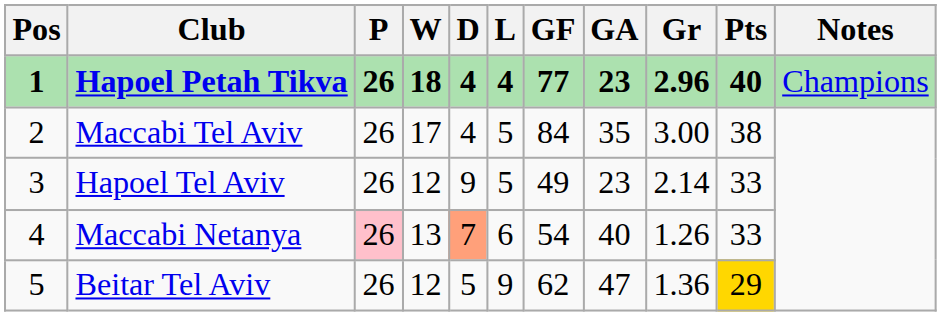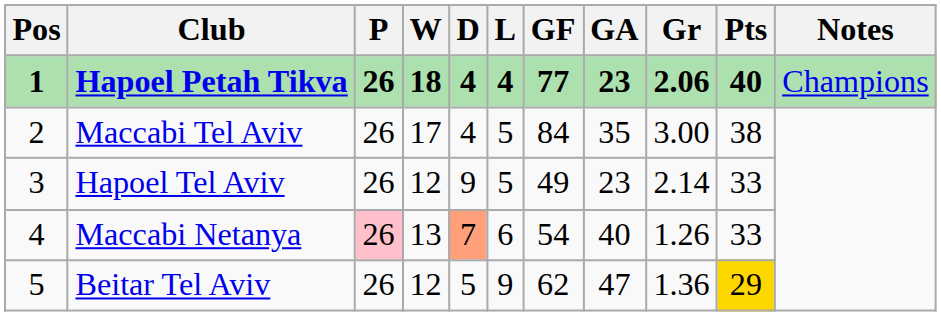(682, 81) 2.96 -> (682, 81) 2.06
